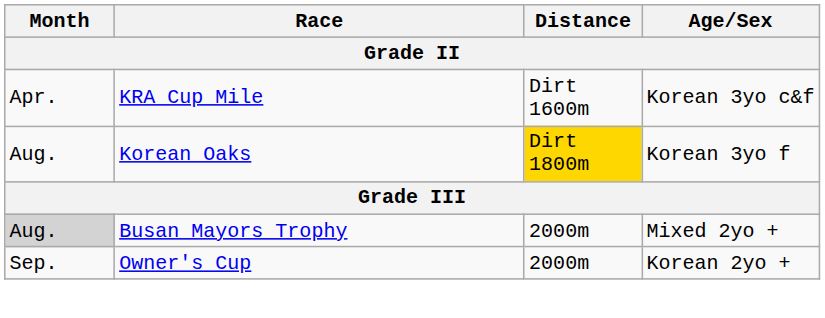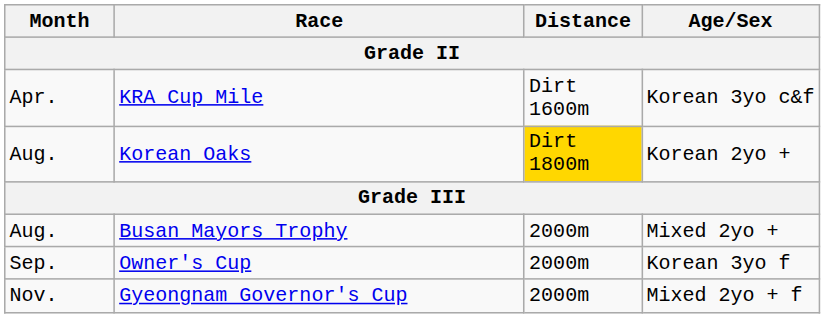(719, 154) Korean 3yo f -> (719, 154) Korean 2yo +
(34, 230) lightgrey background -> (34, 230) no background
(719, 263) Korean 2yo + -> (719, 263) Korean 3yo f
+ row: (263, 296)
